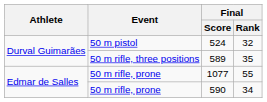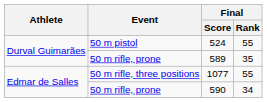(248, 43) 32 -> (248, 43) 55
(145, 59) 50 m rifle, three positions -> (125, 59) 50 m rifle, prone
(125, 74) 50 m rifle, prone -> (145, 74) 50 m rifle, three positions
